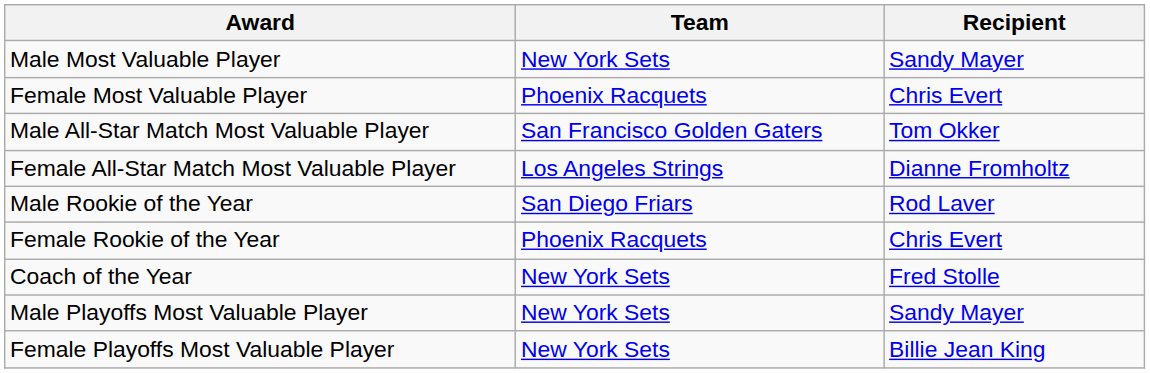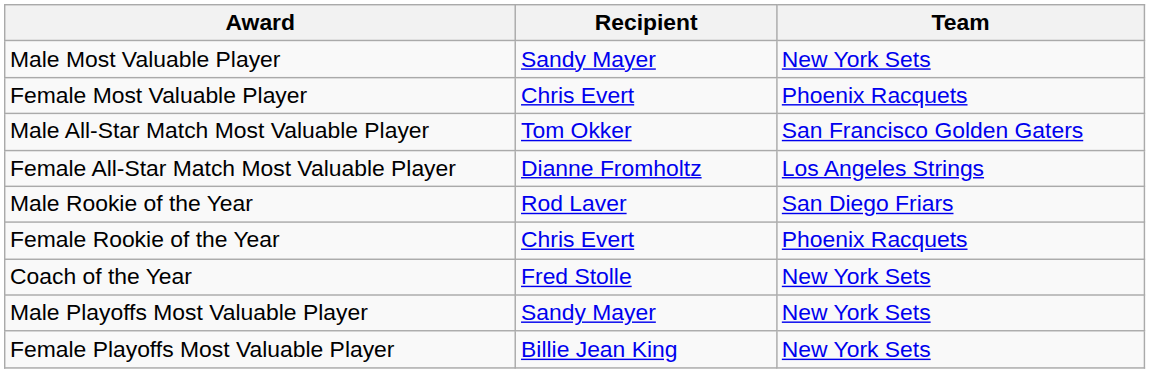columns swapped: (1014, 22) <-> (700, 22)
